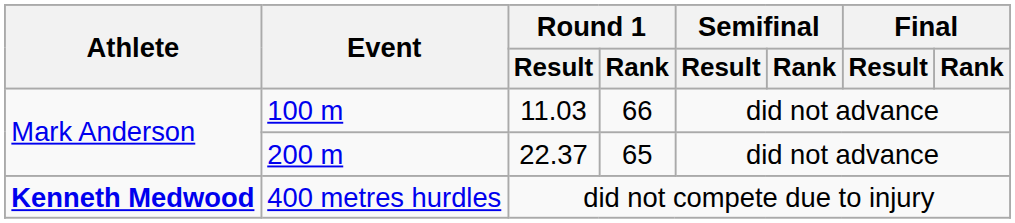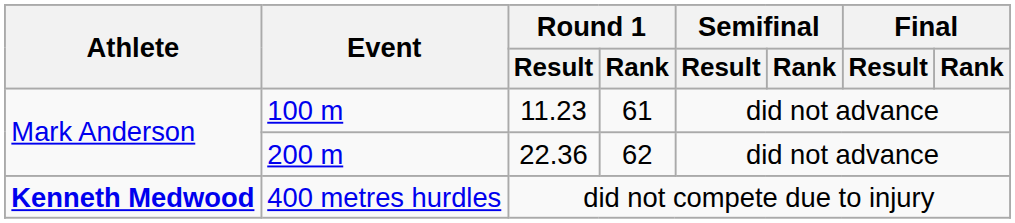(554, 111) 11.03 -> (554, 111) 11.23
(637, 111) 66 -> (637, 111) 61
(554, 154) 22.37 -> (554, 154) 22.36
(637, 154) 65 -> (637, 154) 62
